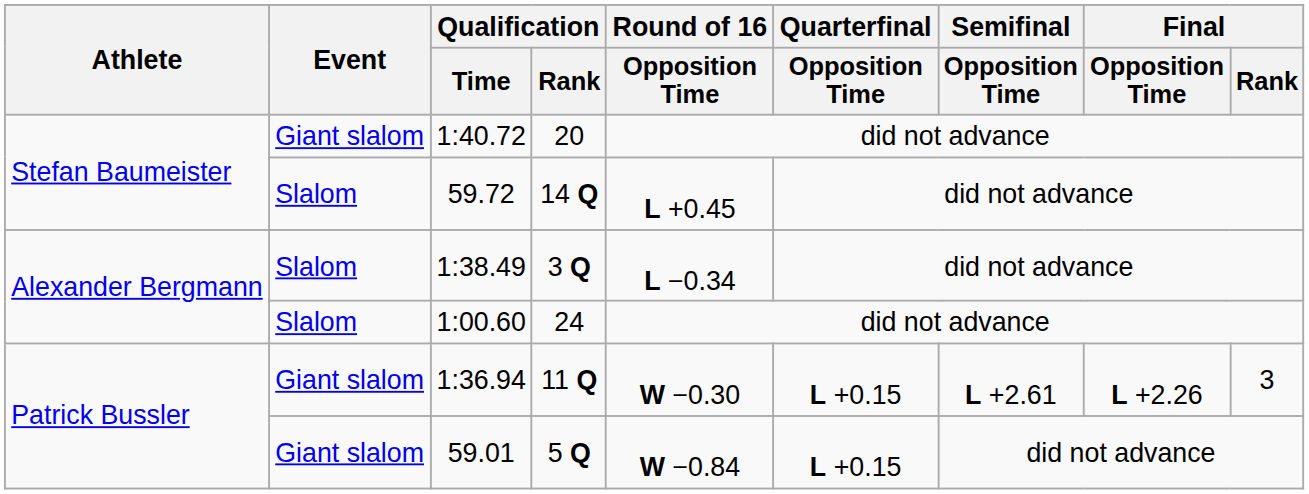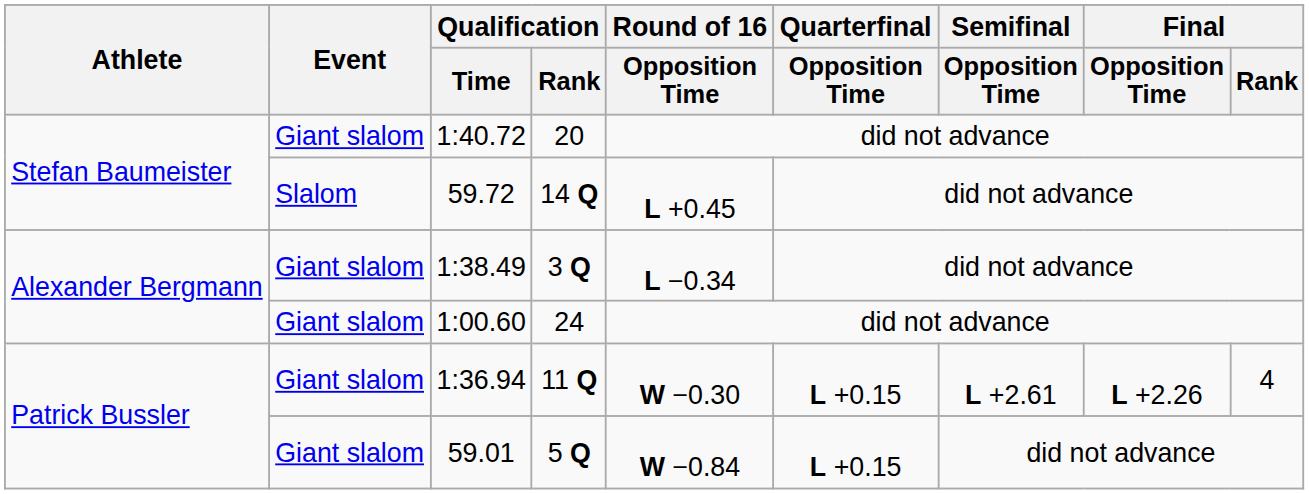(316, 266) Slalom -> (350, 266) Giant slalom
(316, 323) Slalom -> (350, 323) Giant slalom
(1267, 380) 3 -> (1267, 380) 4
